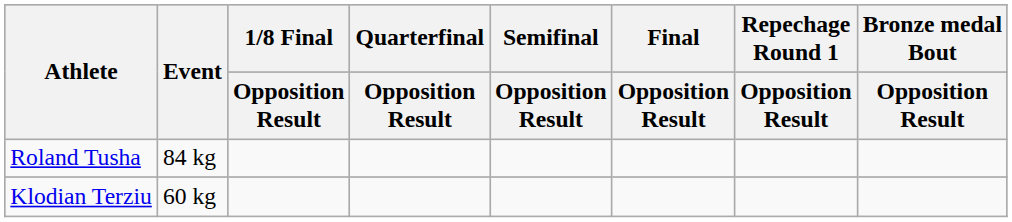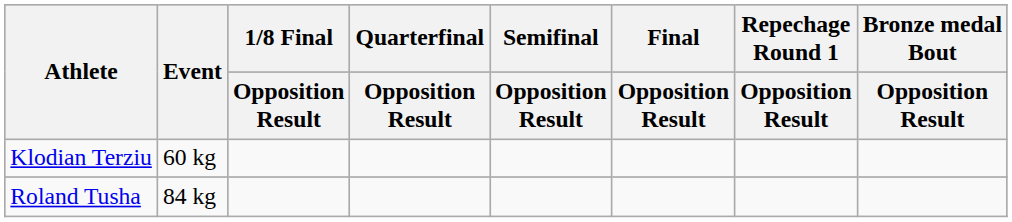rows swapped: (81, 196) <-> (76, 158)
